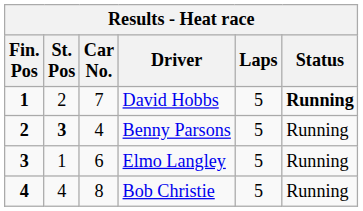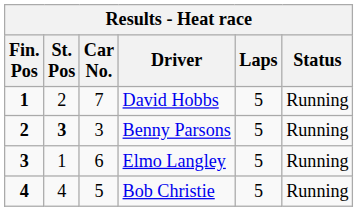(320, 101) bold -> (317, 101) normal
(99, 131) 4 -> (99, 131) 3
(99, 190) 8 -> (99, 190) 5
